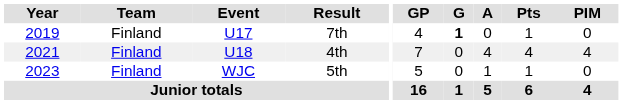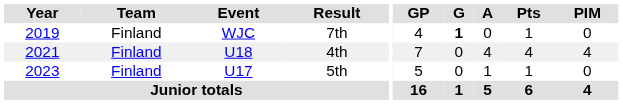(238, 32) U17 -> (238, 32) WJC
(238, 71) WJC -> (238, 71) U17
